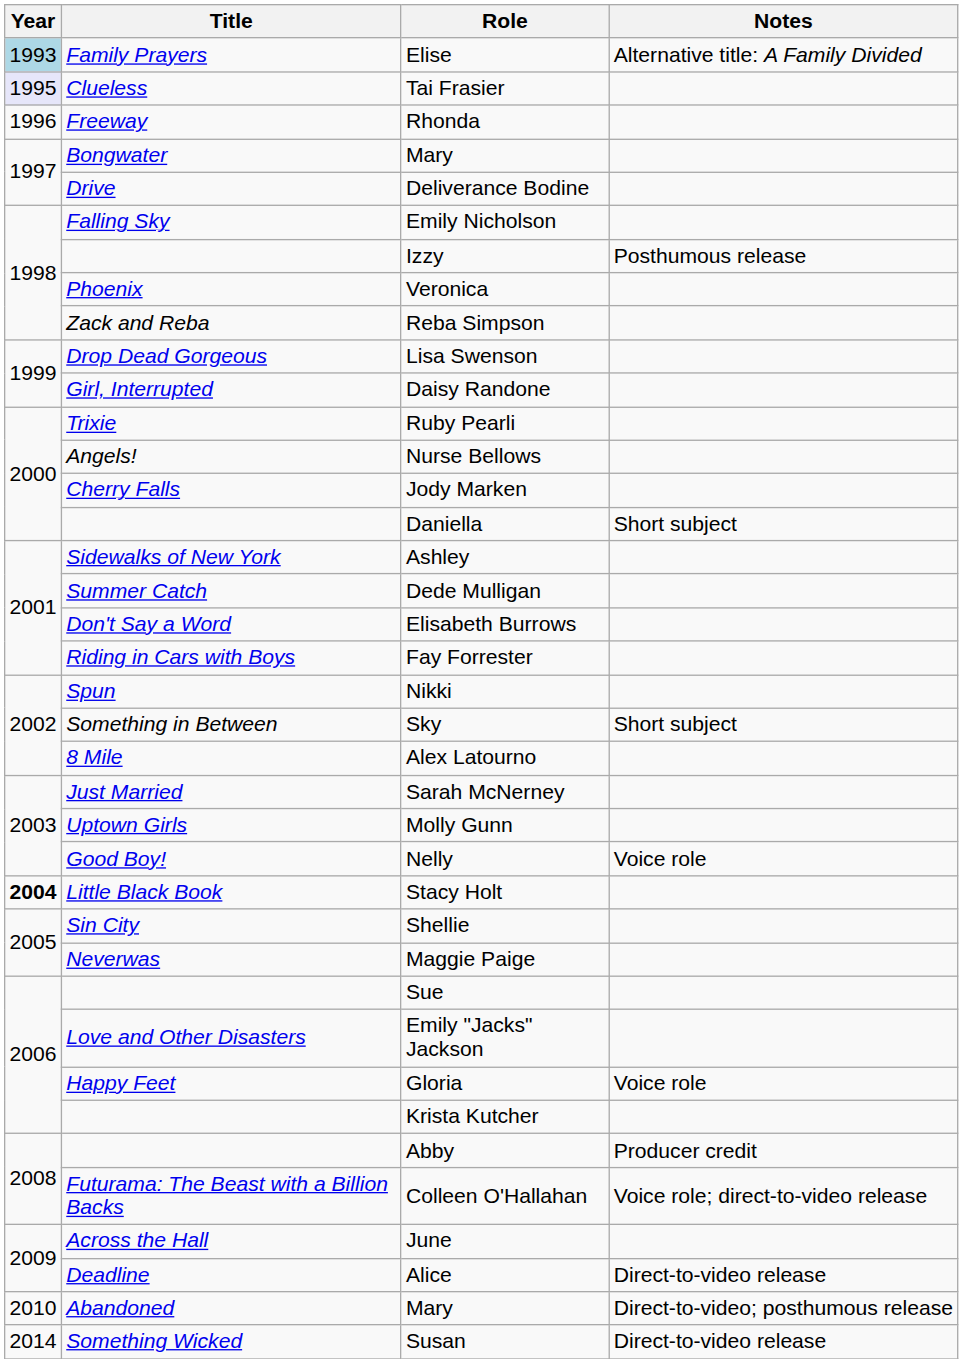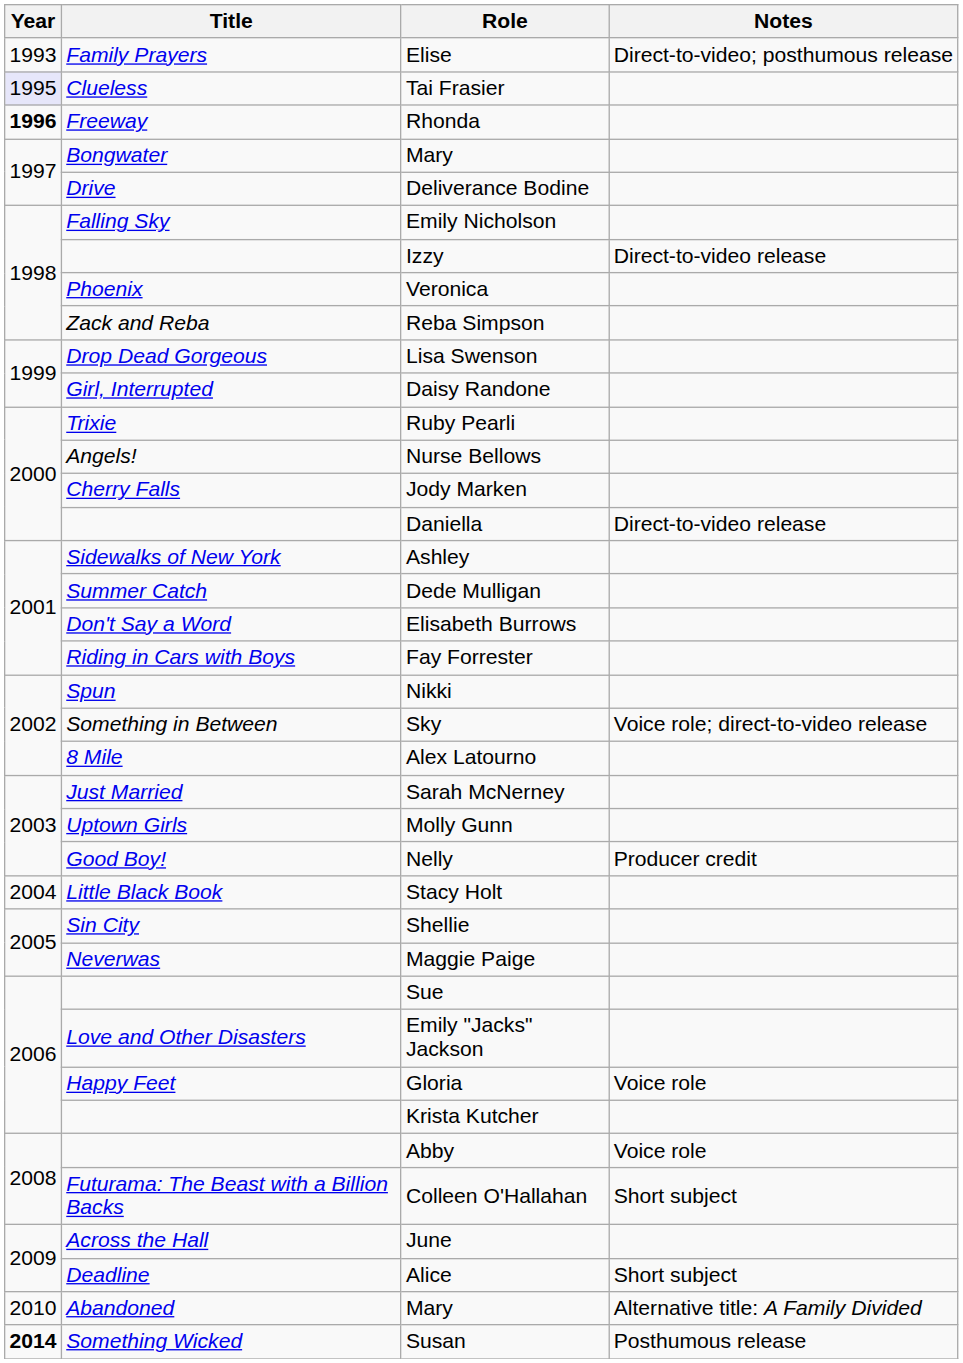(33, 54) lightblue background -> (33, 54) no background
(768, 54) Alternative title: A Family Divided -> (783, 54) Direct-to-video; posthumous release
(33, 121) normal -> (33, 121) bold
(710, 255) Posthumous release -> (720, 255) Direct-to-video release
(675, 523) Short subject -> (720, 523) Direct-to-video release
(675, 724) Short subject -> (770, 724) Voice role; direct-to-video release
(660, 858) Voice role -> (685, 858) Producer credit
(33, 892) bold -> (33, 892) normal
(685, 1150) Producer credit -> (660, 1150) Voice role
(770, 1195) Voice role; direct-to-video release -> (675, 1195) Short subject
(720, 1274) Direct-to-video release -> (675, 1274) Short subject
(783, 1308) Direct-to-video; posthumous release -> (768, 1308) Alternative title: A Family Divided
(33, 1341) normal -> (33, 1341) bold
(720, 1341) Direct-to-video release -> (710, 1341) Posthumous release
